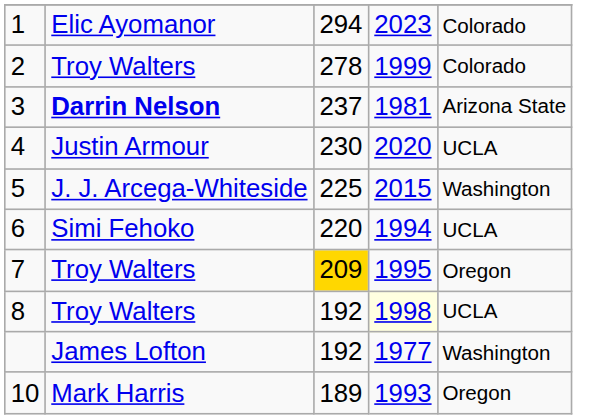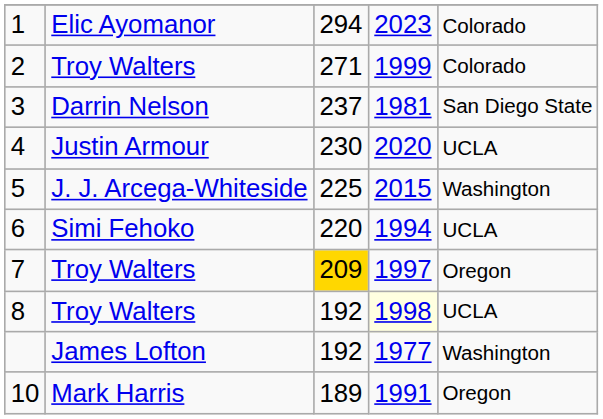(341, 65) 278 -> (341, 65) 271
(136, 106) bold -> (130, 106) normal
(504, 107) Arizona State -> (517, 107) San Diego State
(403, 270) 1995 -> (403, 270) 1997
(403, 392) 1993 -> (403, 392) 1991
